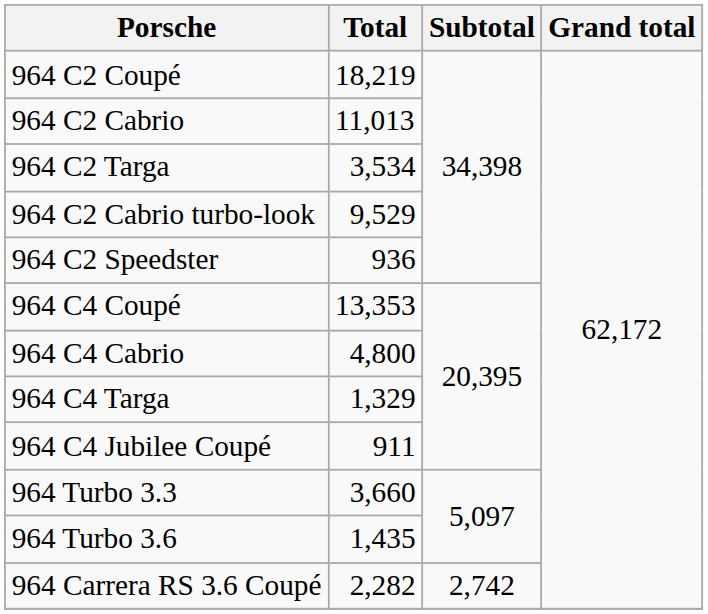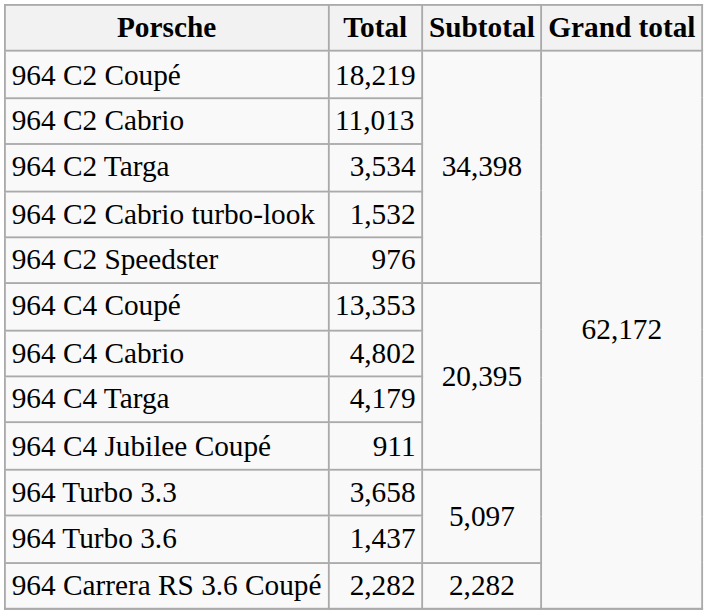(383, 213) 9,529 -> (383, 213) 1,532
(394, 259) 936 -> (394, 259) 976
(383, 352) 4,800 -> (383, 352) 4,802
(383, 399) 1,329 -> (383, 399) 4,179
(383, 492) 3,660 -> (383, 492) 3,658
(383, 538) 1,435 -> (383, 538) 1,437
(482, 584) 2,742 -> (482, 584) 2,282
